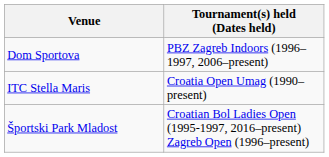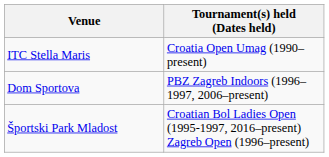rows swapped: (43, 54) <-> (49, 87)
